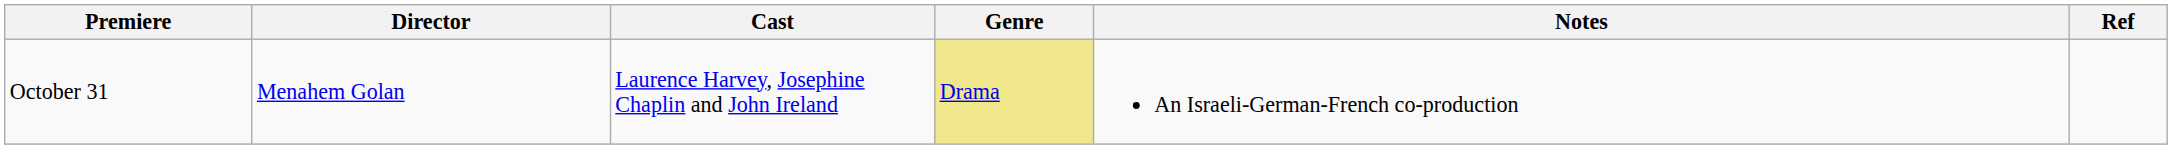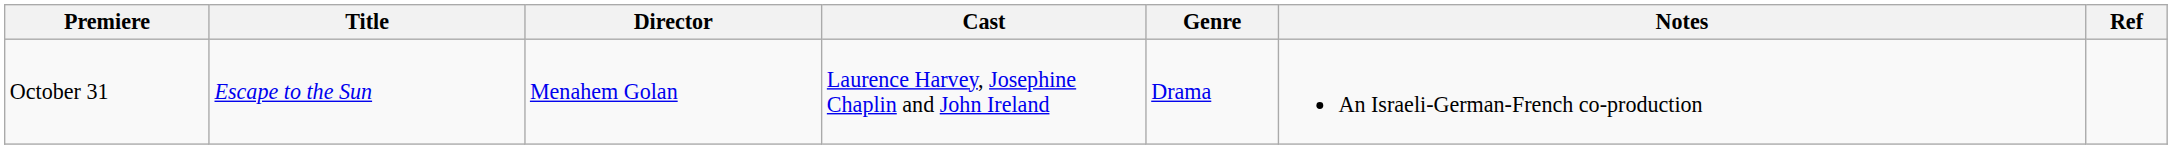+ column: (367, 22)
(970, 91) khaki background -> (1181, 91) no background
